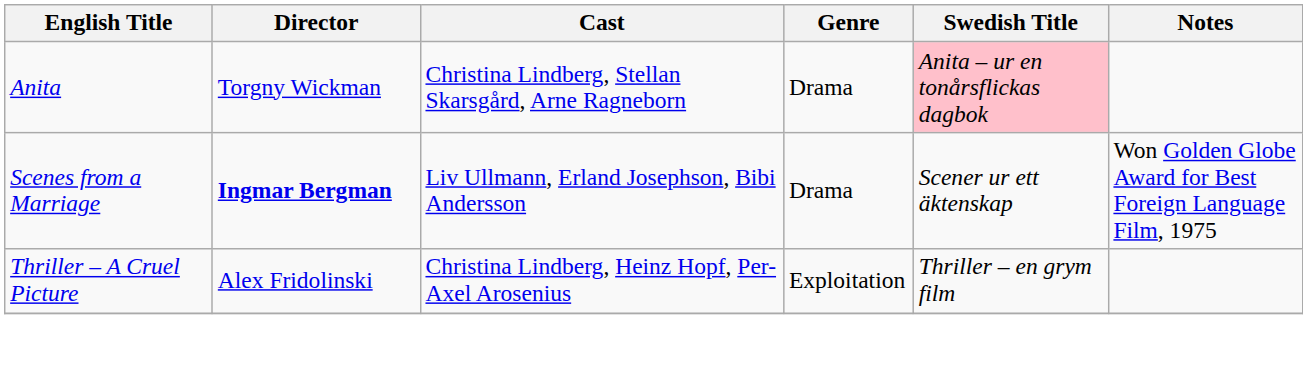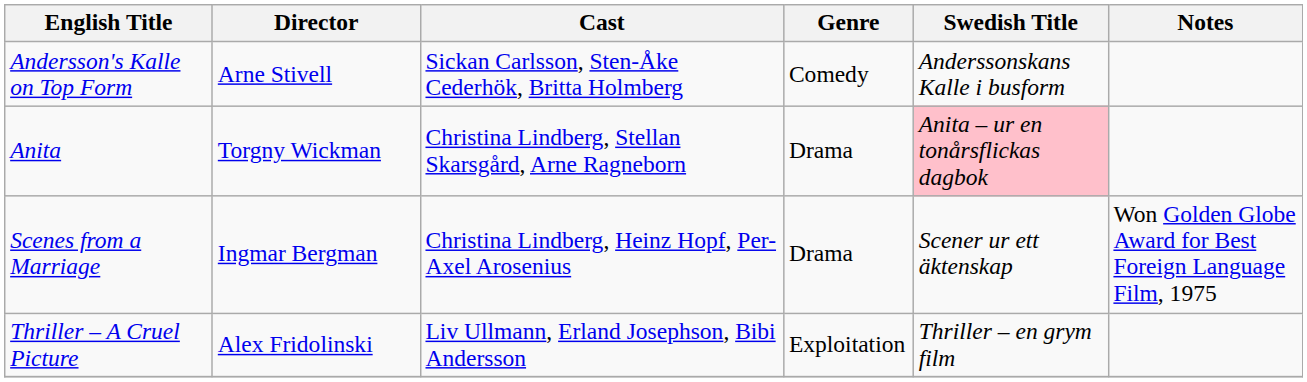+ row: (95, 73)
(305, 190) bold -> (298, 254) normal
(601, 190) Liv Ullmann, Erland Josephson, Bibi Andersson -> (601, 254) Christina Lindberg, Heinz Hopf, Per-Axel Arosenius
(601, 280) Christina Lindberg, Heinz Hopf, Per-Axel Arosenius -> (601, 344) Liv Ullmann, Erland Josephson, Bibi Andersson
